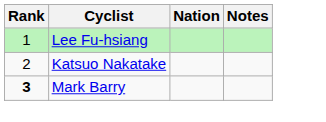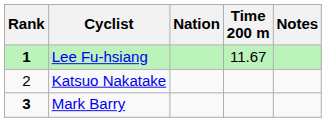+ column: (248, 24)
(26, 40) normal -> (26, 57) bold
